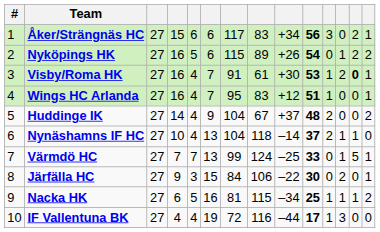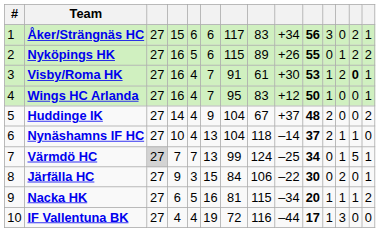(313, 55) 54 -> (313, 55) 55
(313, 95) 51 -> (313, 95) 50
(157, 156) no background -> (157, 156) lightgrey background
(313, 156) 33 -> (313, 156) 34
(313, 197) 25 -> (313, 197) 20
